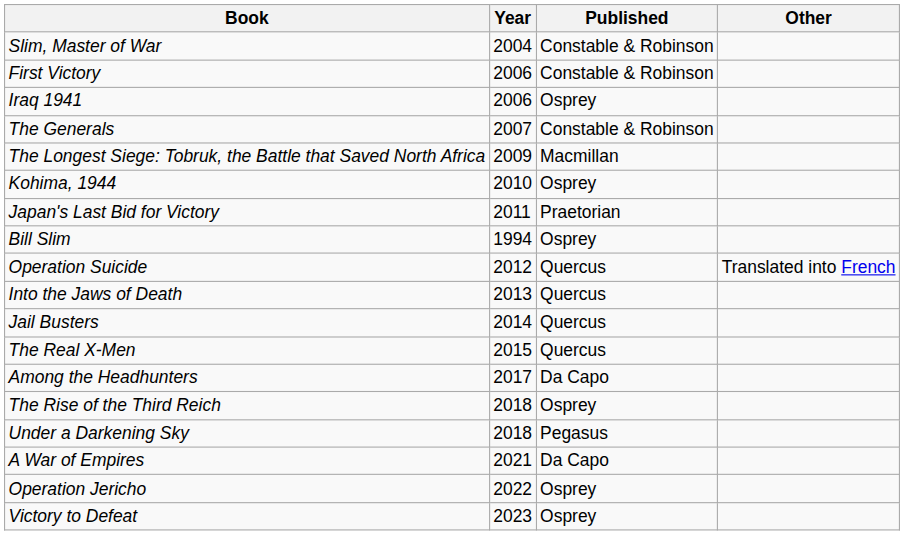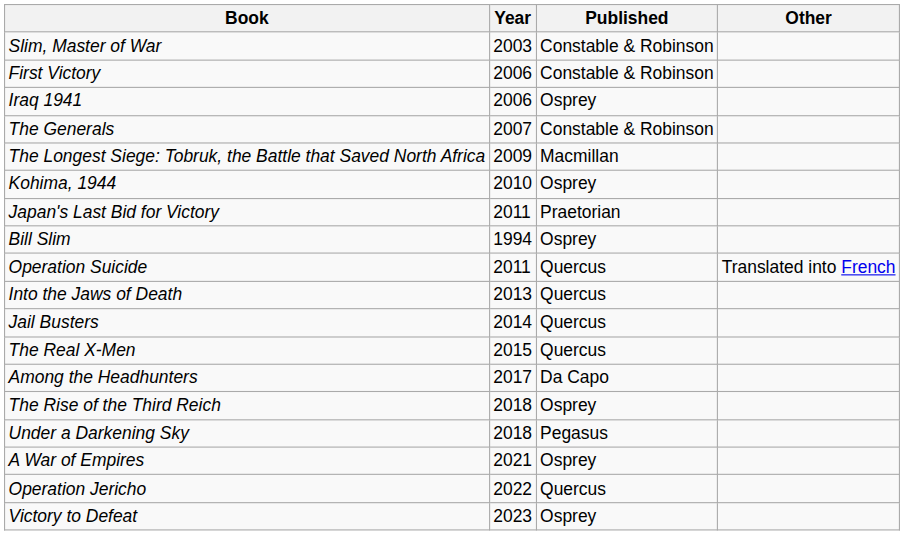(513, 45) 2004 -> (513, 45) 2003
(513, 267) 2012 -> (512, 267) 2011
(575, 460) Da Capo -> (568, 460) Osprey
(568, 488) Osprey -> (573, 488) Quercus
